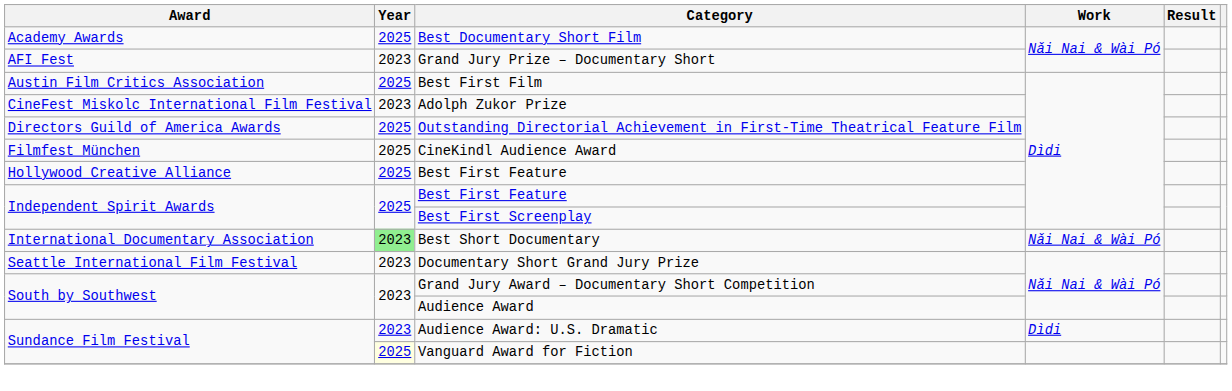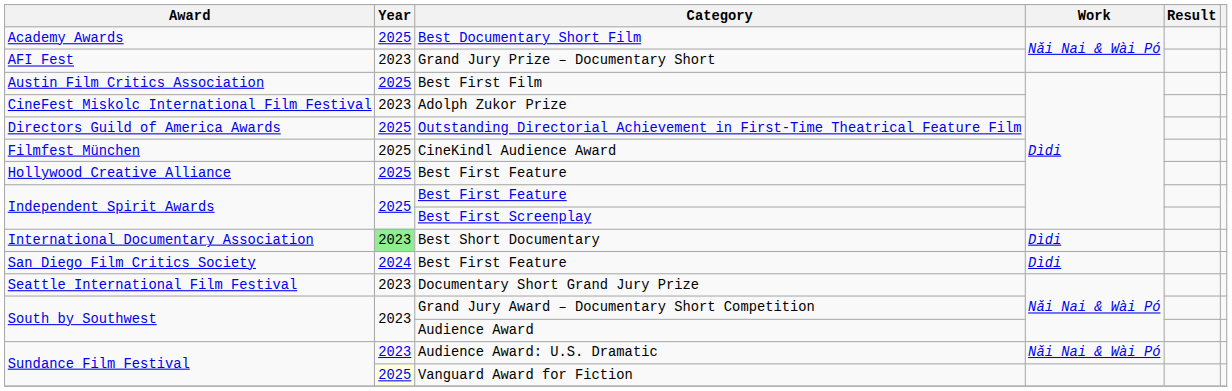(1094, 240) Nǎi Nai & Wài Pó -> (1045, 240) Dìdi
+ row: (132, 263)
(1045, 330) Dìdi -> (1094, 353) Nǎi Nai & Wài Pó
